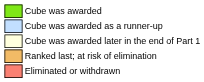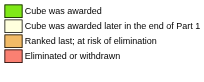- row: (94, 26)
